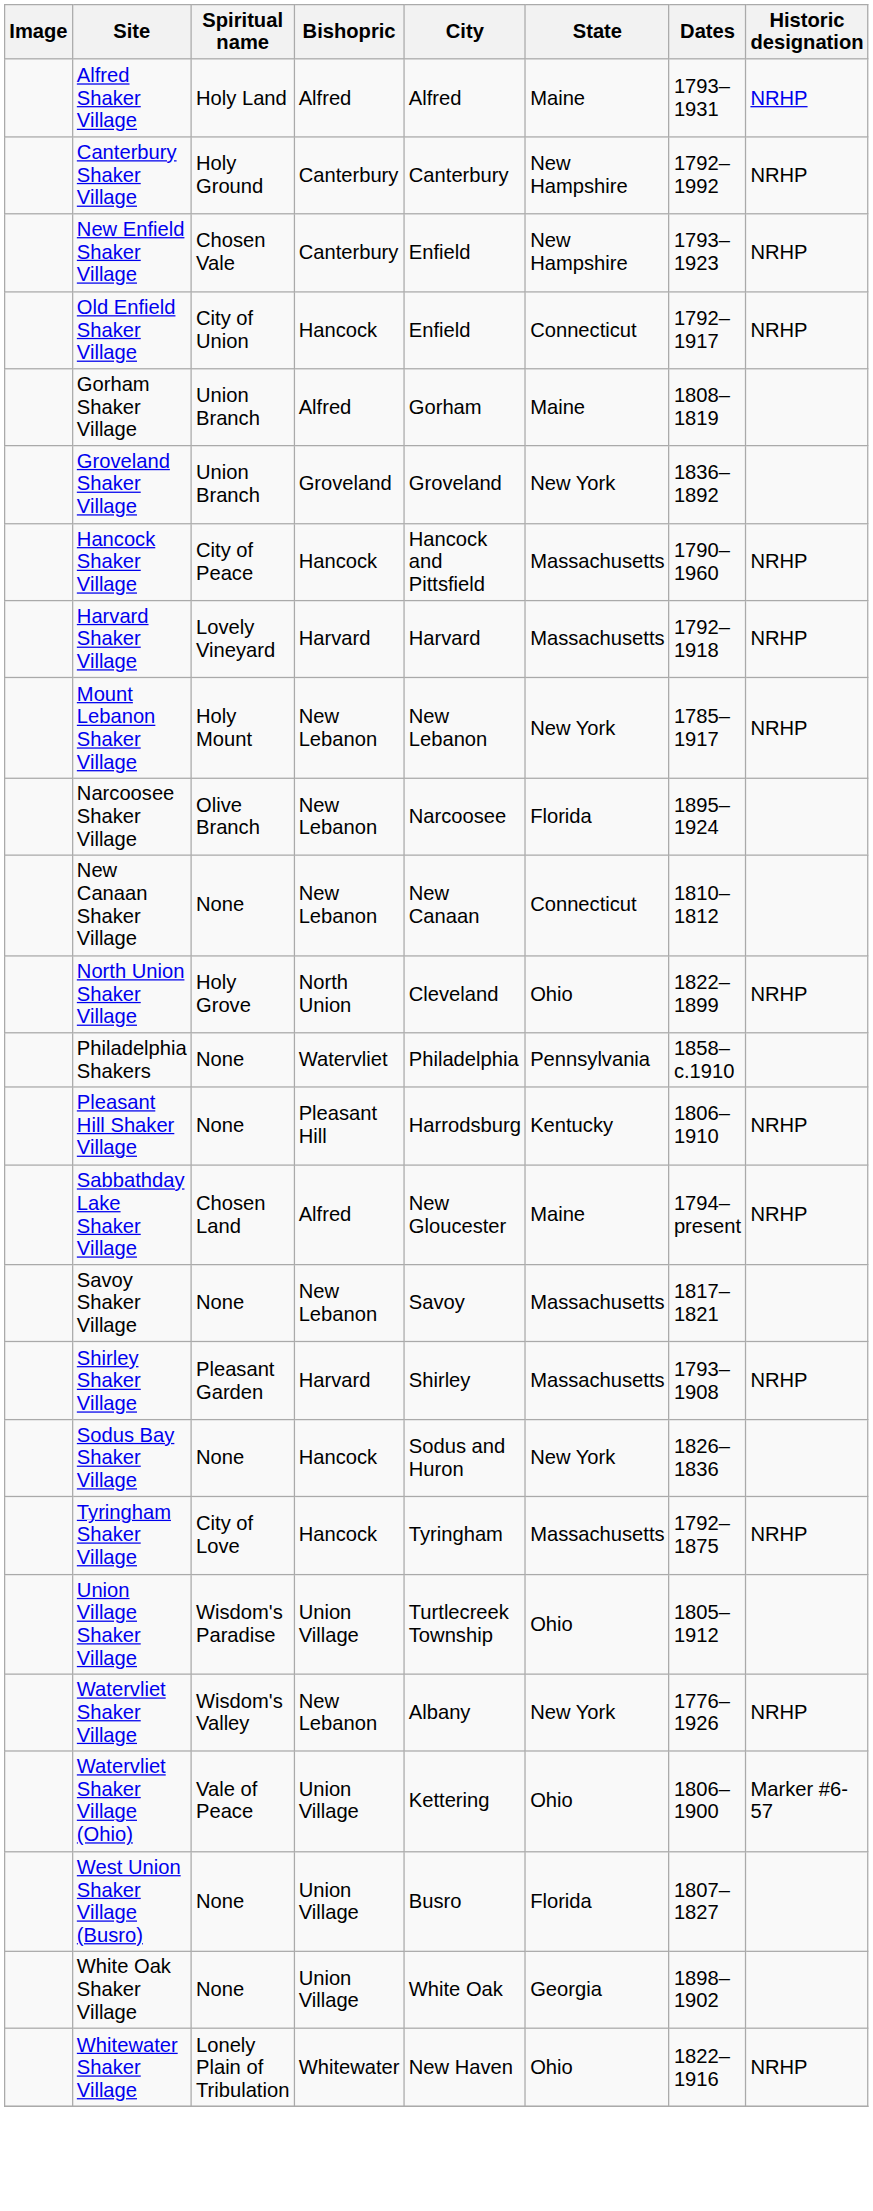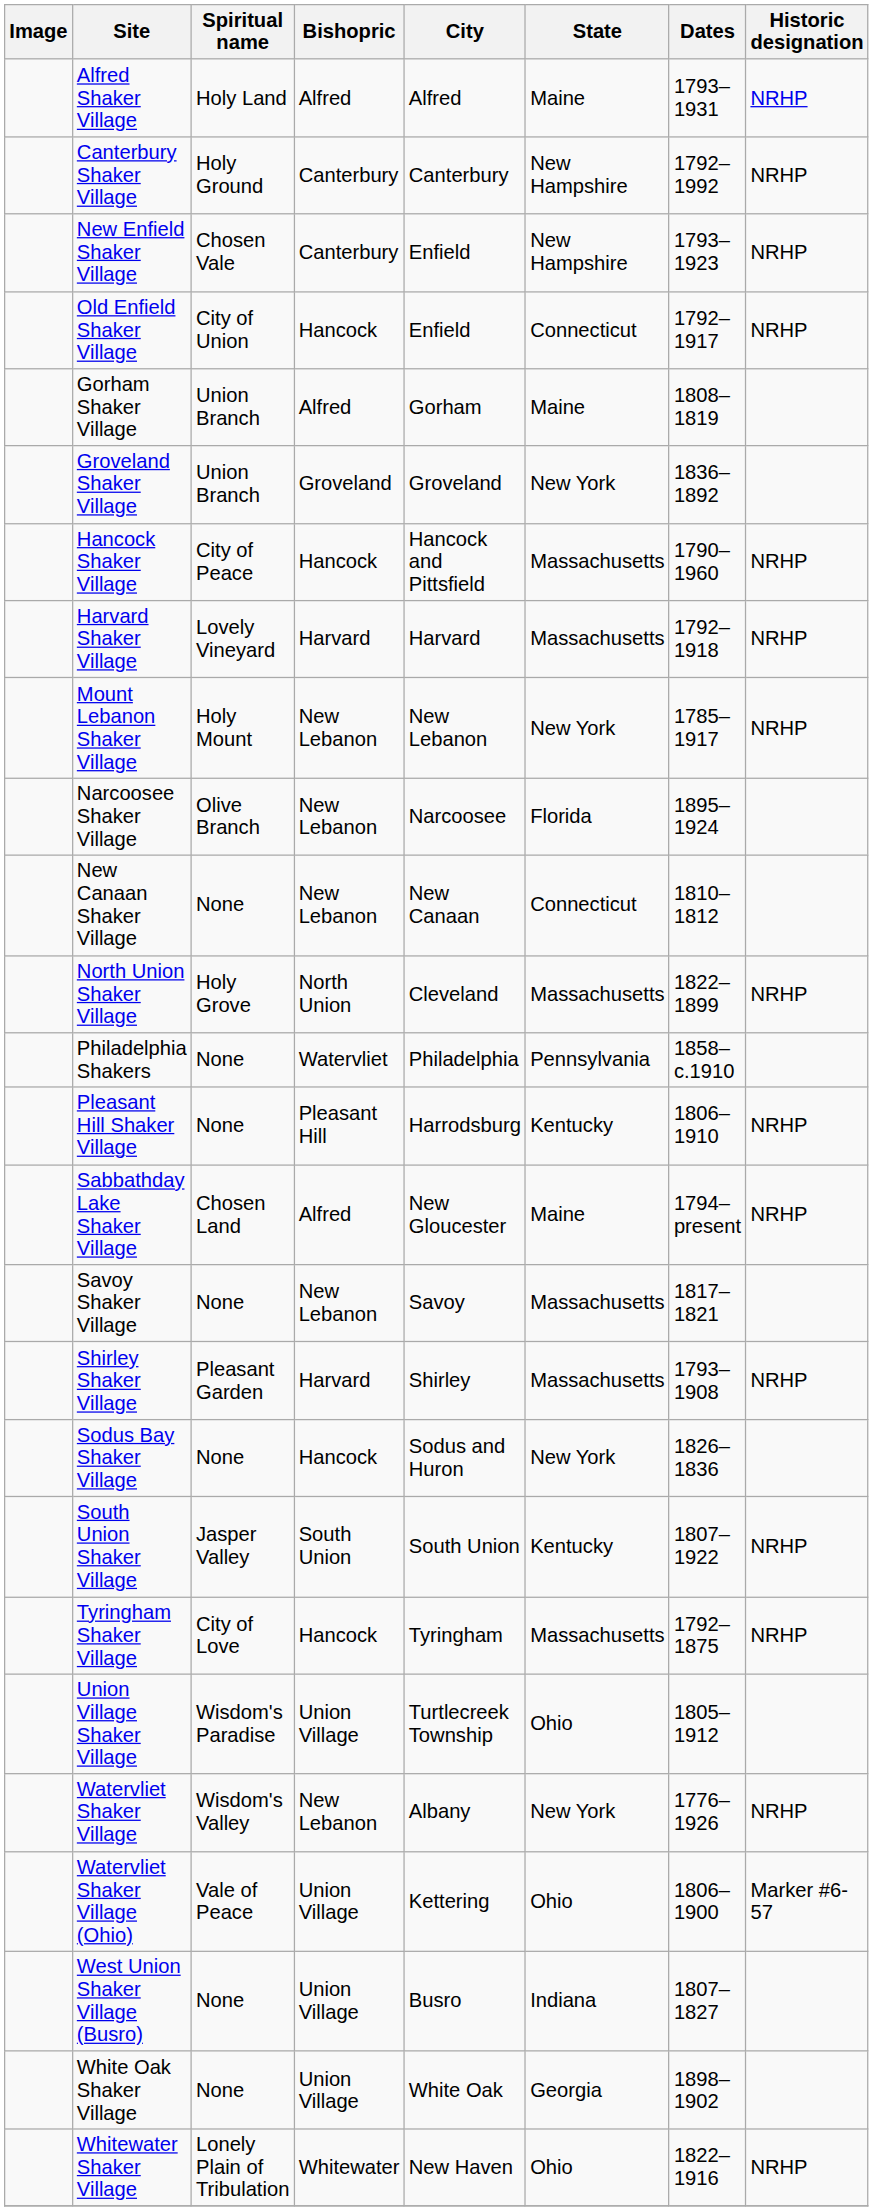(551, 993) Ohio -> (597, 993) Massachusetts
+ row: (109, 1546)
(561, 1901) Florida -> (563, 2001) Indiana
